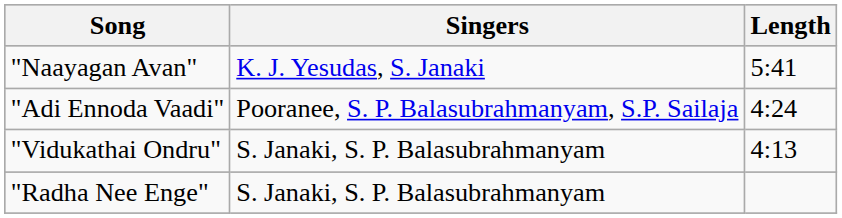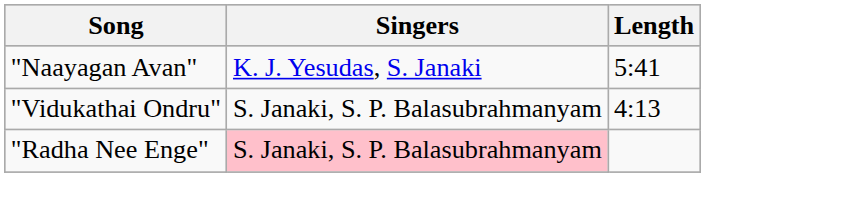- row: (118, 108)
(421, 191) no background -> (417, 150) pink background
